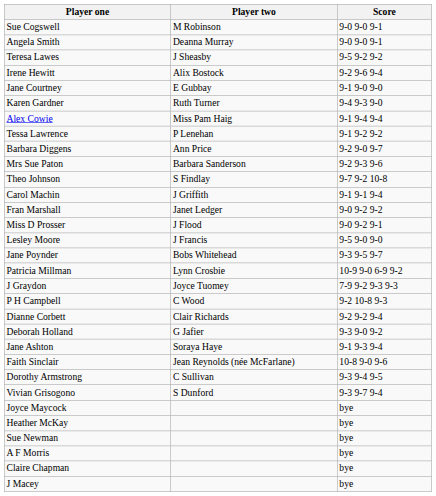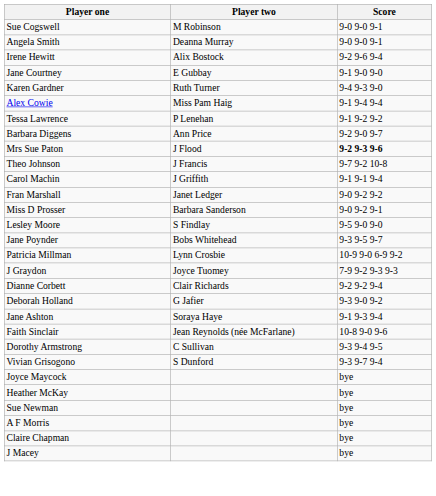- row: (33, 57)
(209, 164) Barbara Sanderson -> (187, 149) J Flood
(361, 164) normal -> (361, 149) bold
(191, 179) S Findlay -> (190, 164) J Francis
(187, 225) J Flood -> (209, 210) Barbara Sanderson
(190, 240) J Francis -> (191, 225) S Findlay
- row: (34, 301)
